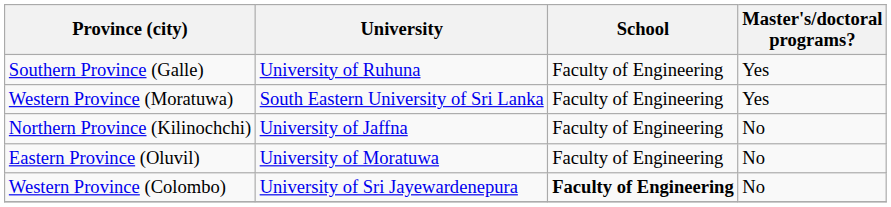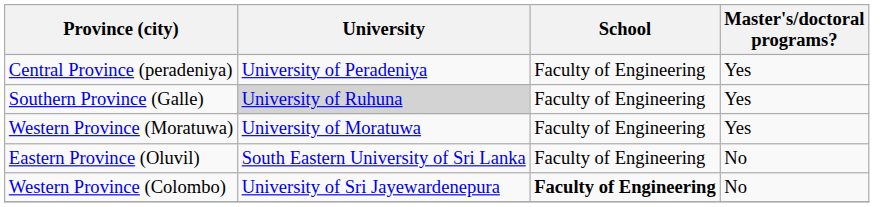+ row: (121, 69)
(340, 69) no background -> (322, 98) lightgrey background
(402, 98) South Eastern University of Sri Lanka -> (331, 128) University of Moratuwa
- row: (130, 128)
(349, 157) University of Moratuwa -> (384, 157) South Eastern University of Sri Lanka
